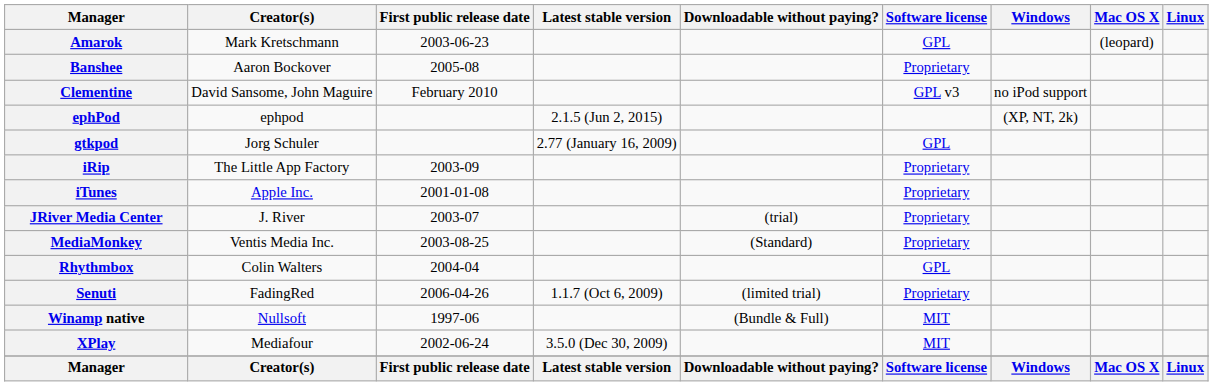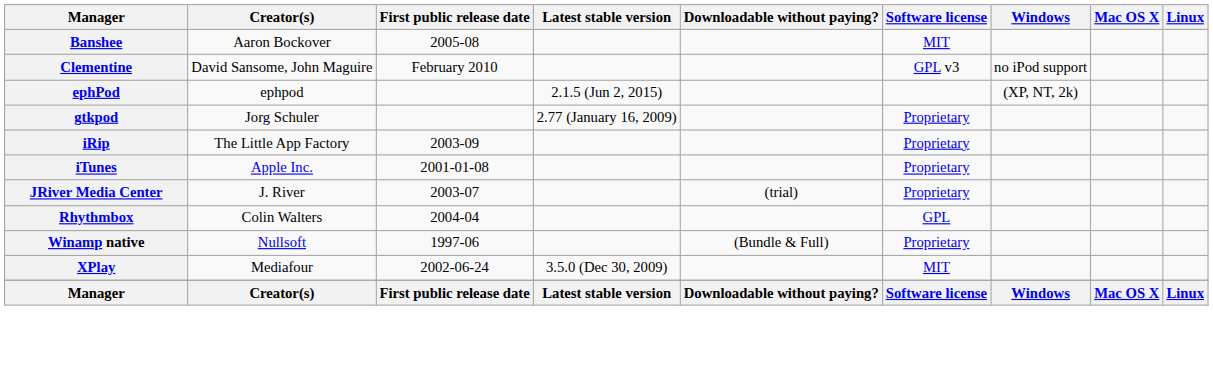- row: (96, 42)
(936, 67) Proprietary -> (936, 42) MIT
(936, 142) GPL -> (936, 117) Proprietary
- row: (96, 242)
- row: (96, 292)
(936, 317) MIT -> (936, 242) Proprietary
